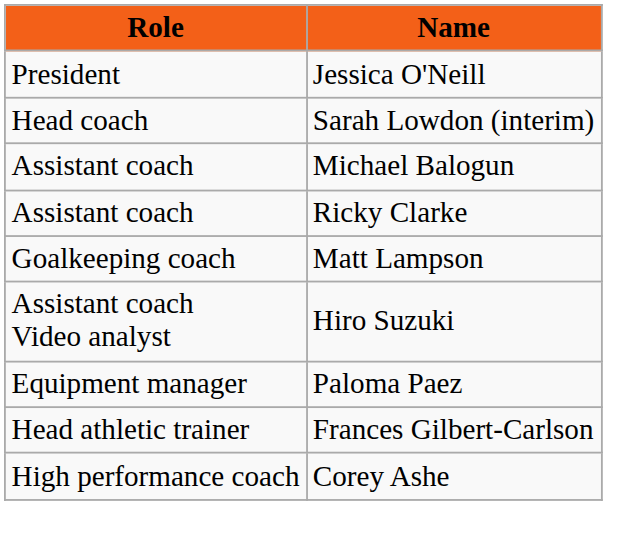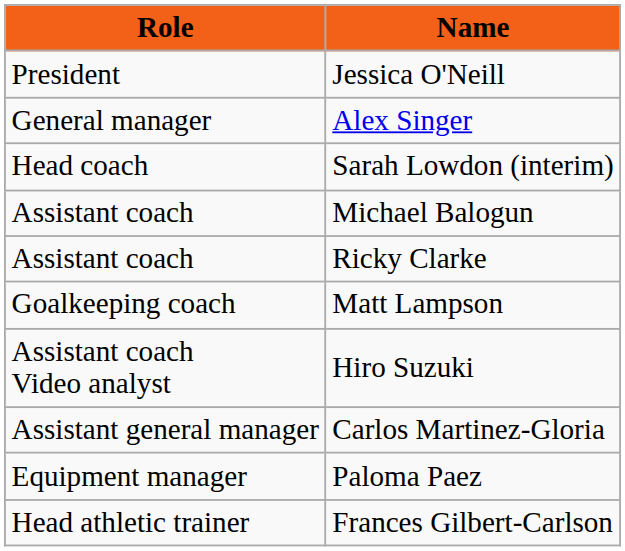+ row: (402, 119)
+ row: (469, 429)
- row: (381, 475)
